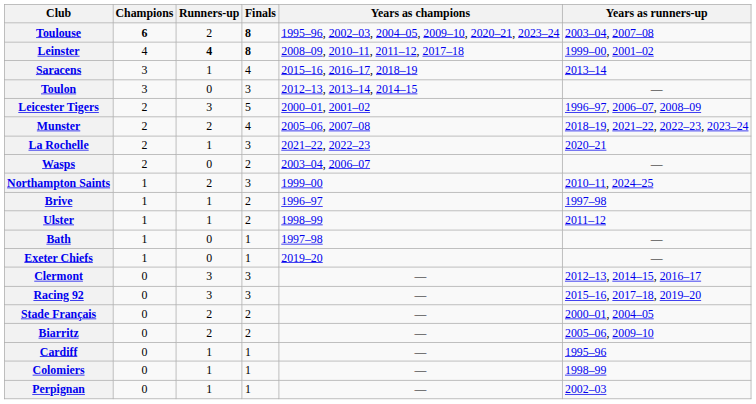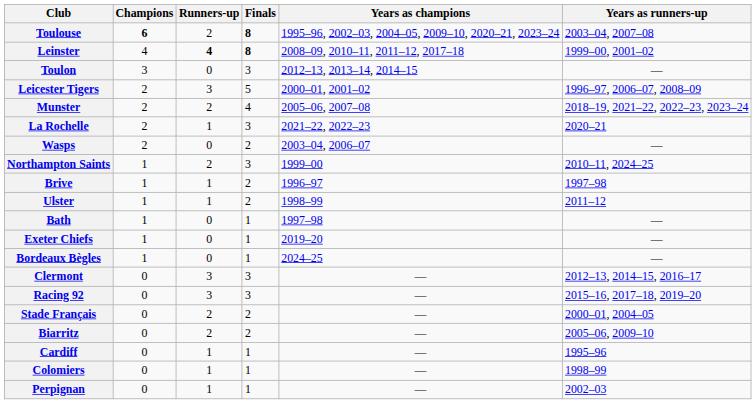- row: (59, 70)
+ row: (59, 257)
